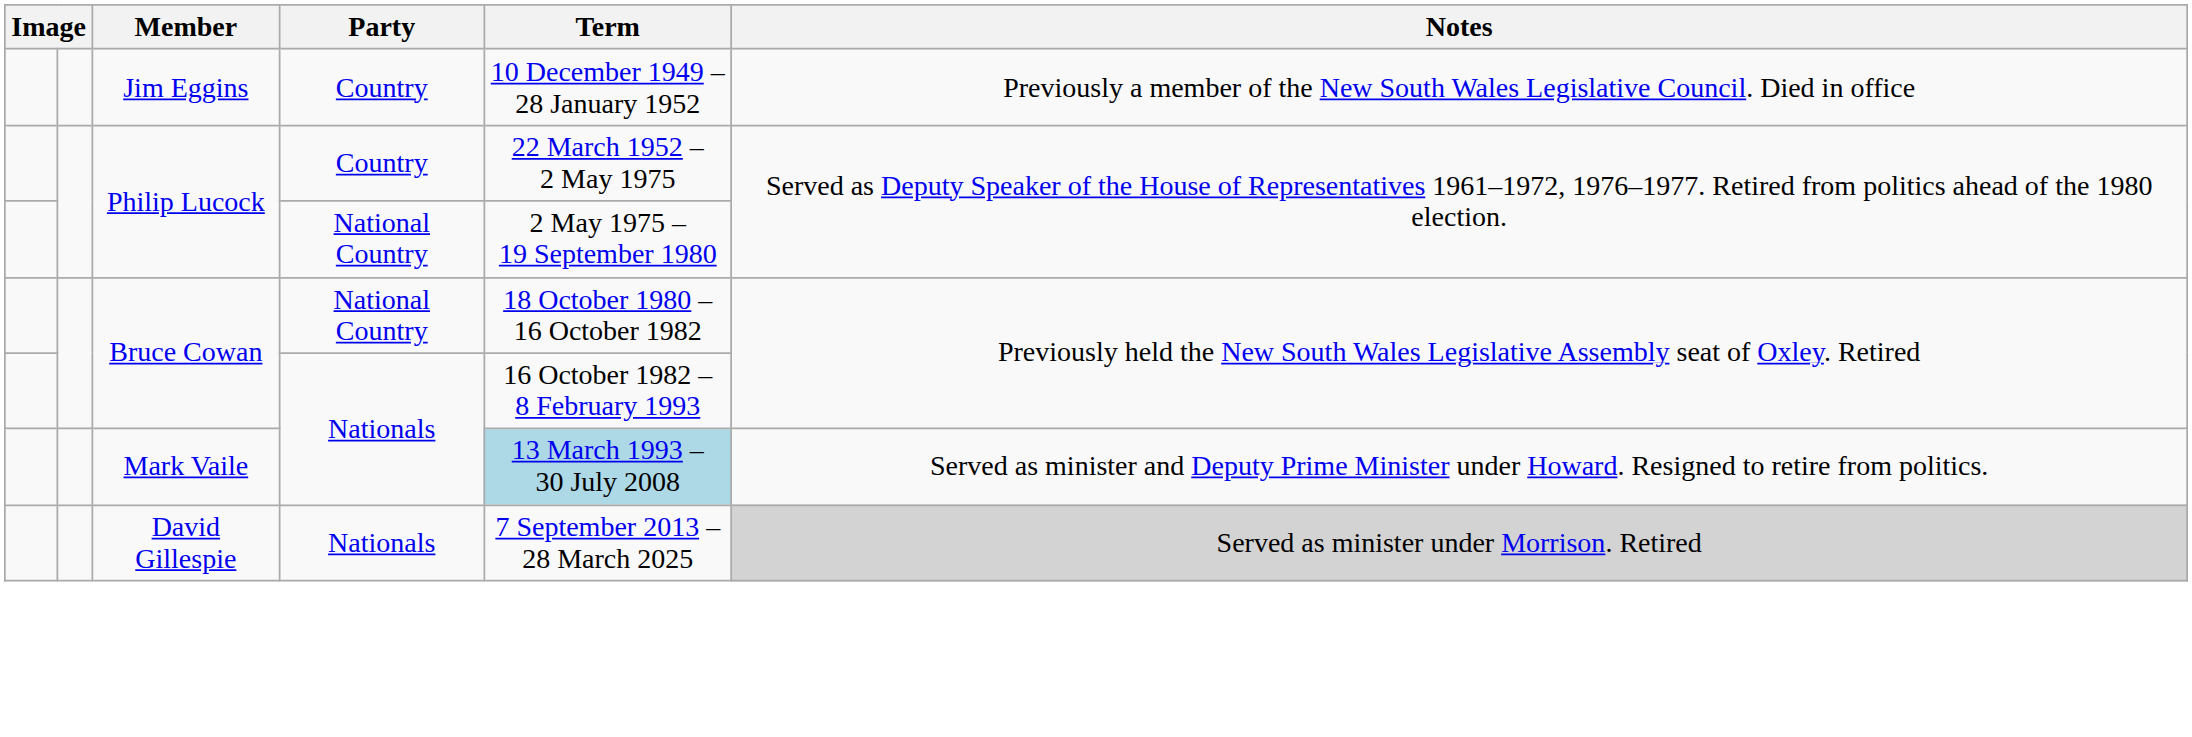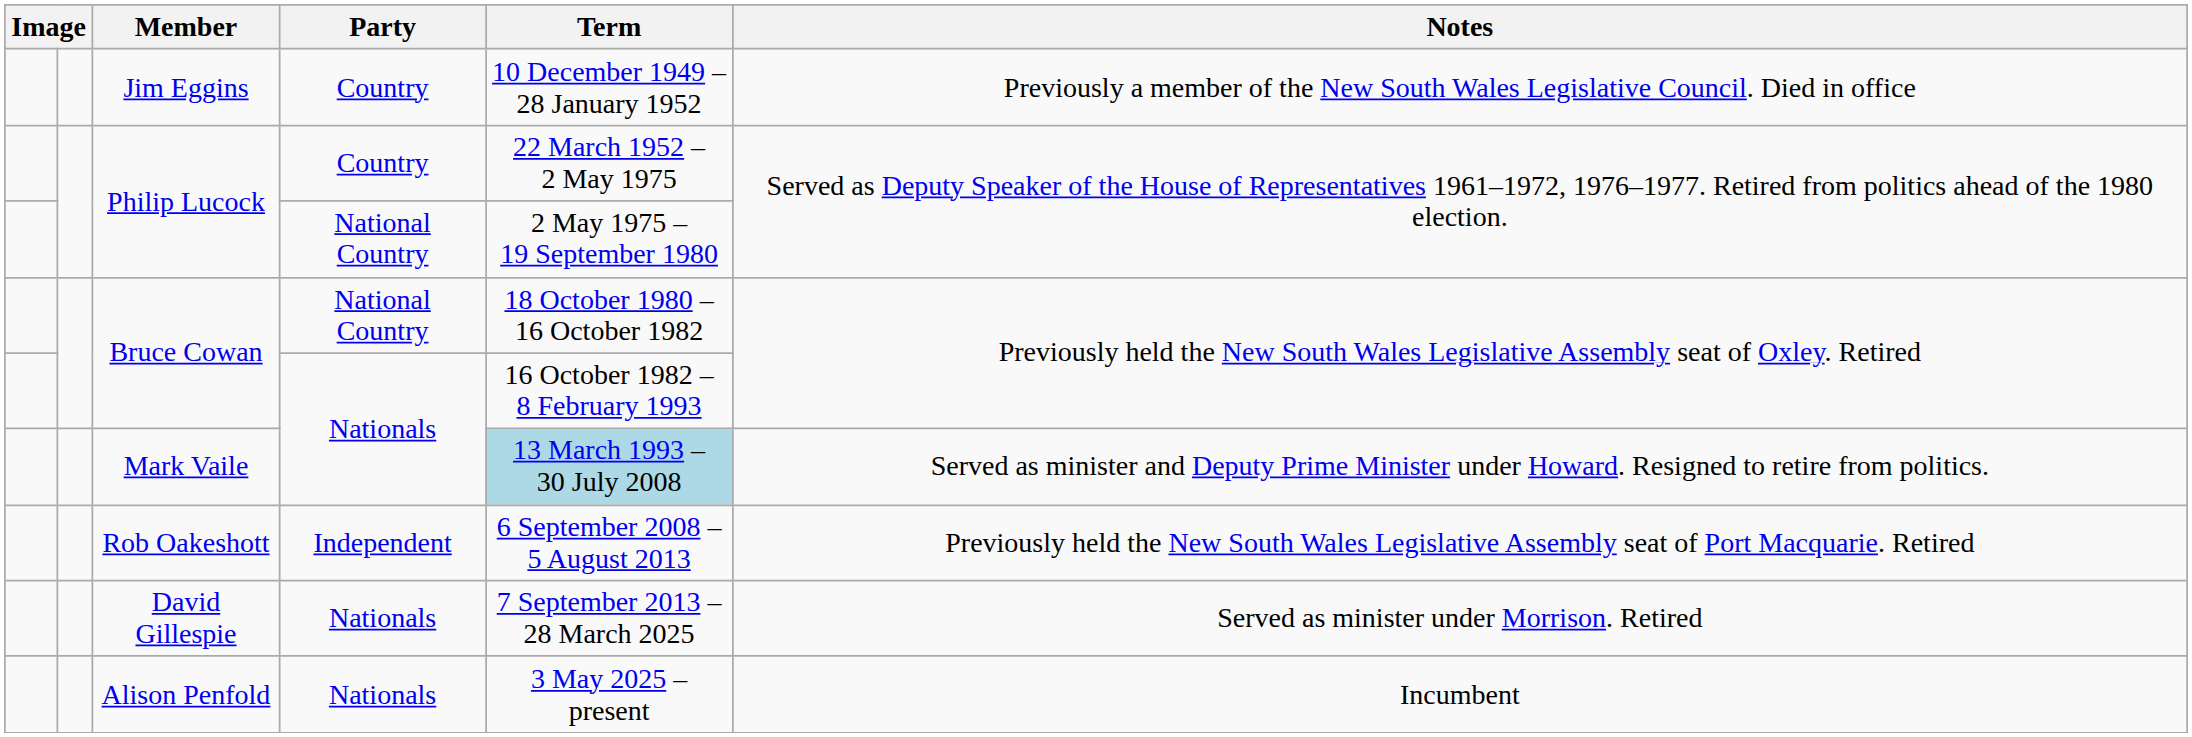+ row: (186, 542)
(1459, 542) lightgrey background -> (1460, 618) no background
+ row: (186, 694)
